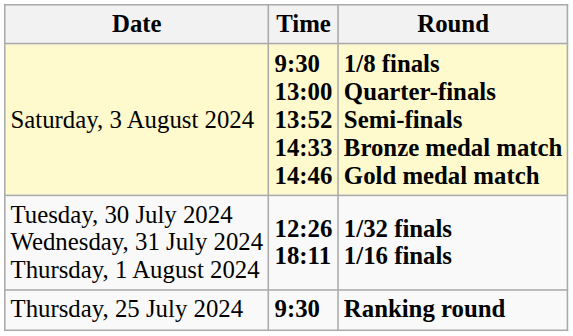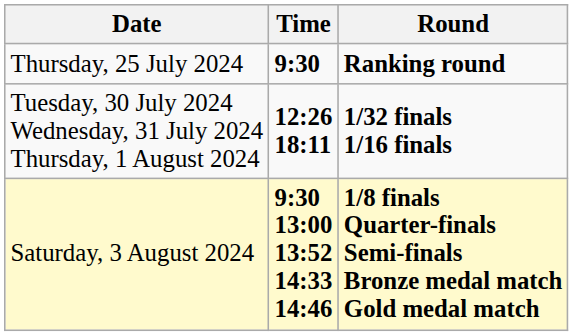rows swapped: (127, 309) <-> (132, 119)
